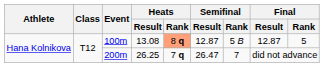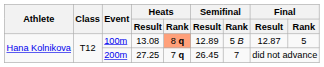(207, 41) 12.87 -> (207, 41) 12.89
(148, 56) 26.25 -> (148, 56) 27.25
(207, 56) 26.47 -> (207, 56) 26.45
